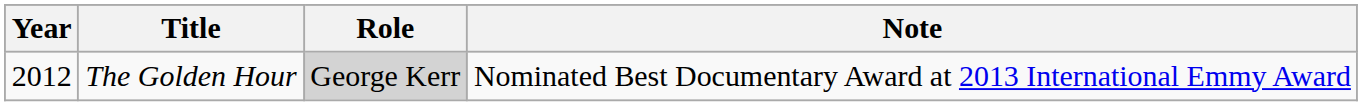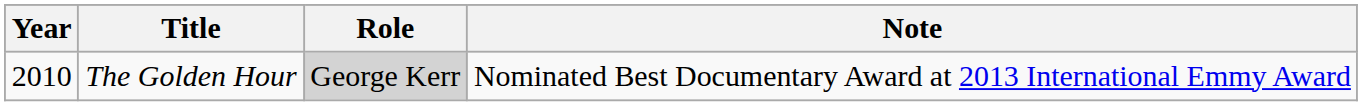(42, 75) 2012 -> (42, 75) 2010
